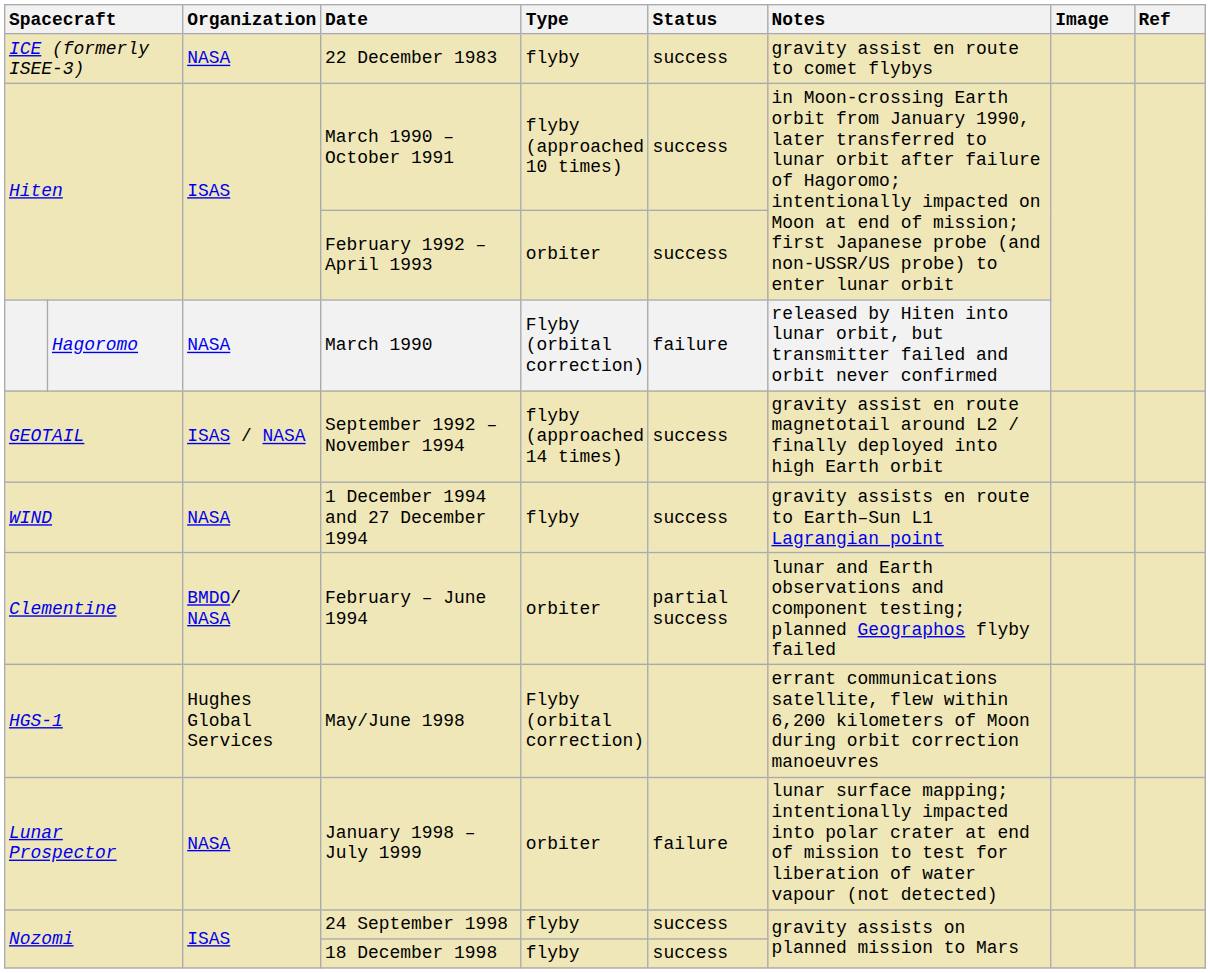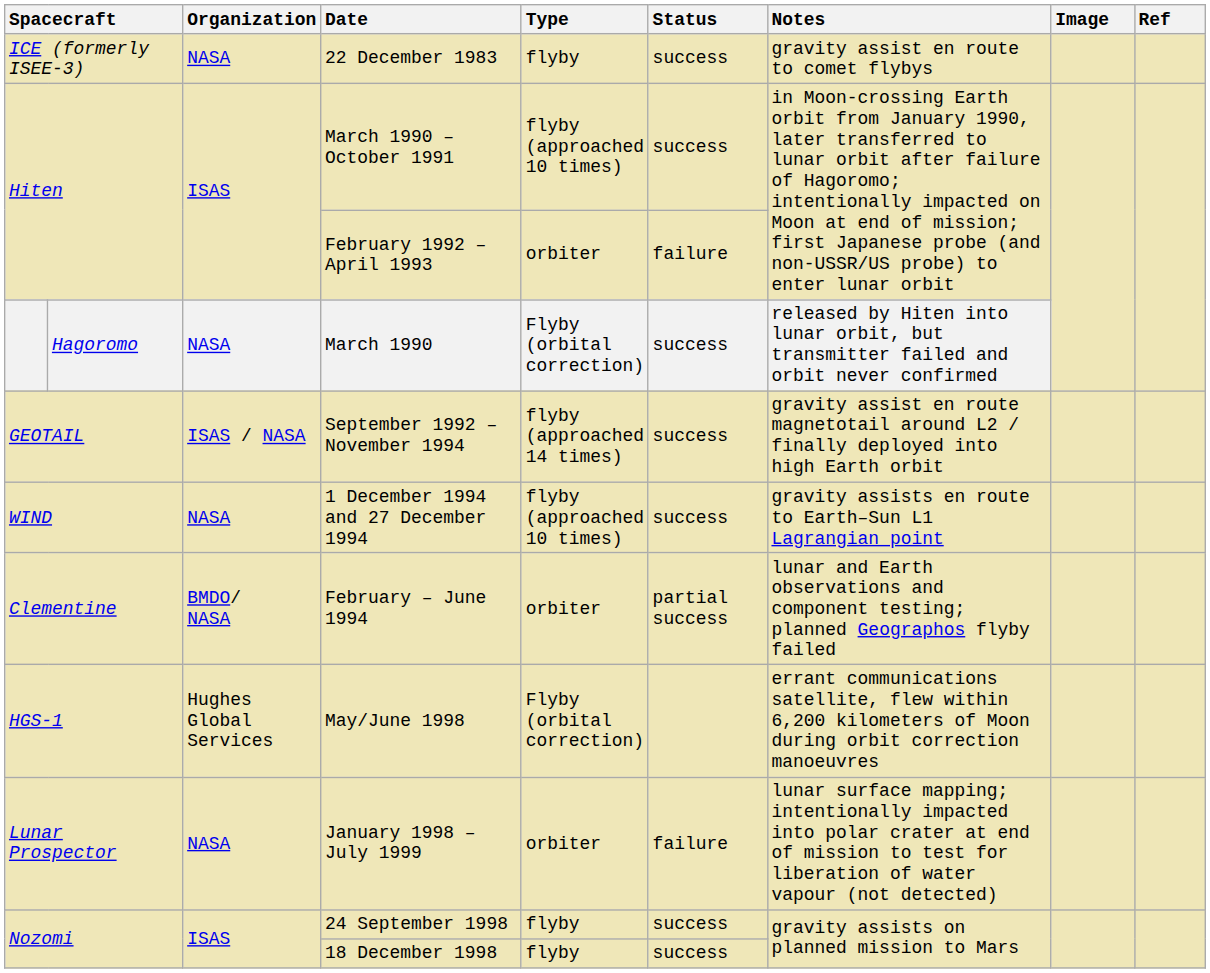(690, 255) success -> (690, 255) failure
(690, 345) failure -> (690, 345) success
(553, 517) flyby -> (585, 517) flyby (approached 10 times)
